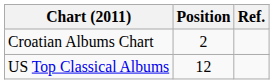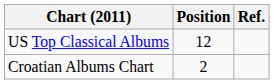rows swapped: (81, 41) <-> (89, 66)
